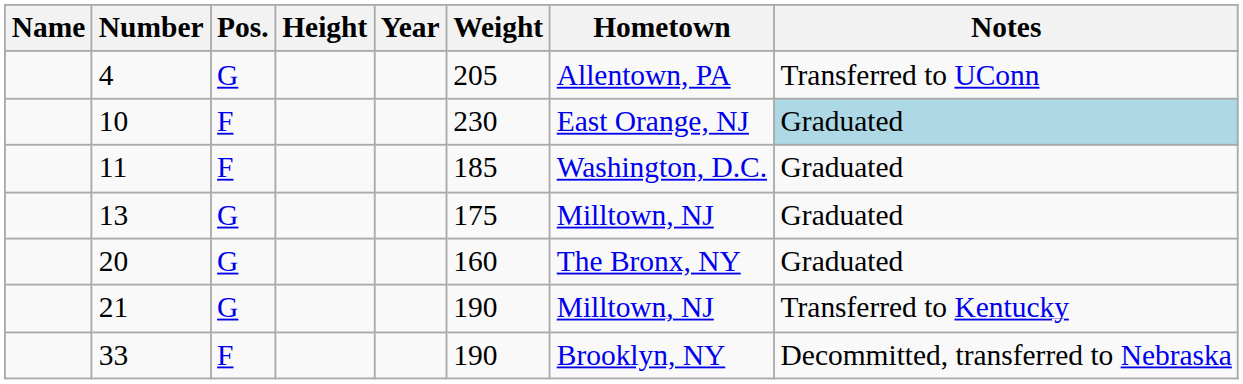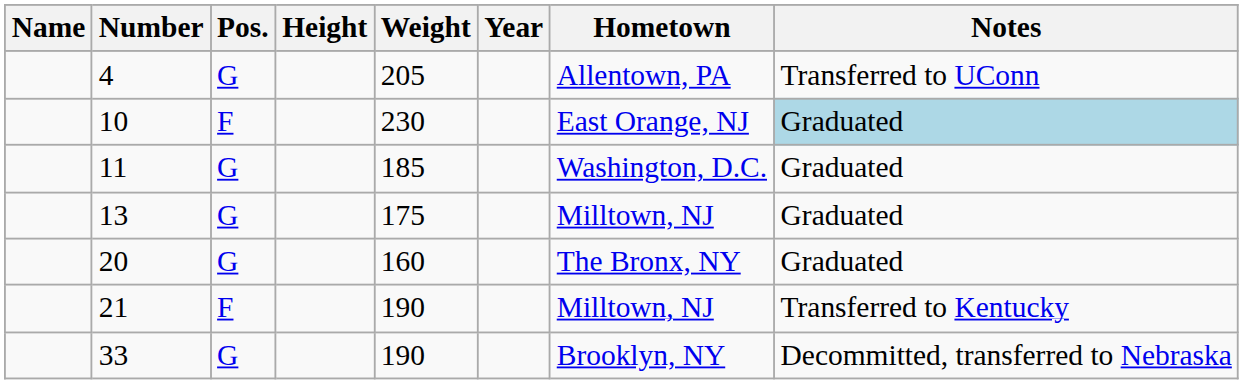columns swapped: (498, 27) <-> (410, 27)
(225, 167) F -> (228, 167) G
(228, 307) G -> (225, 307) F
(225, 354) F -> (228, 354) G
